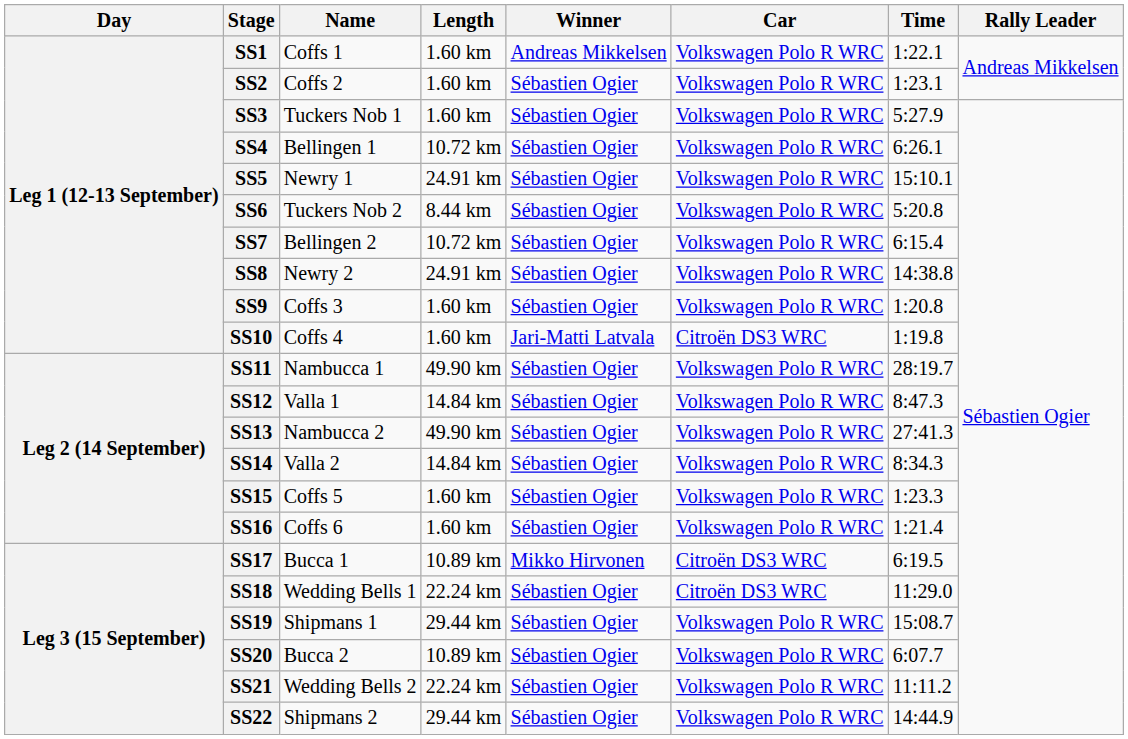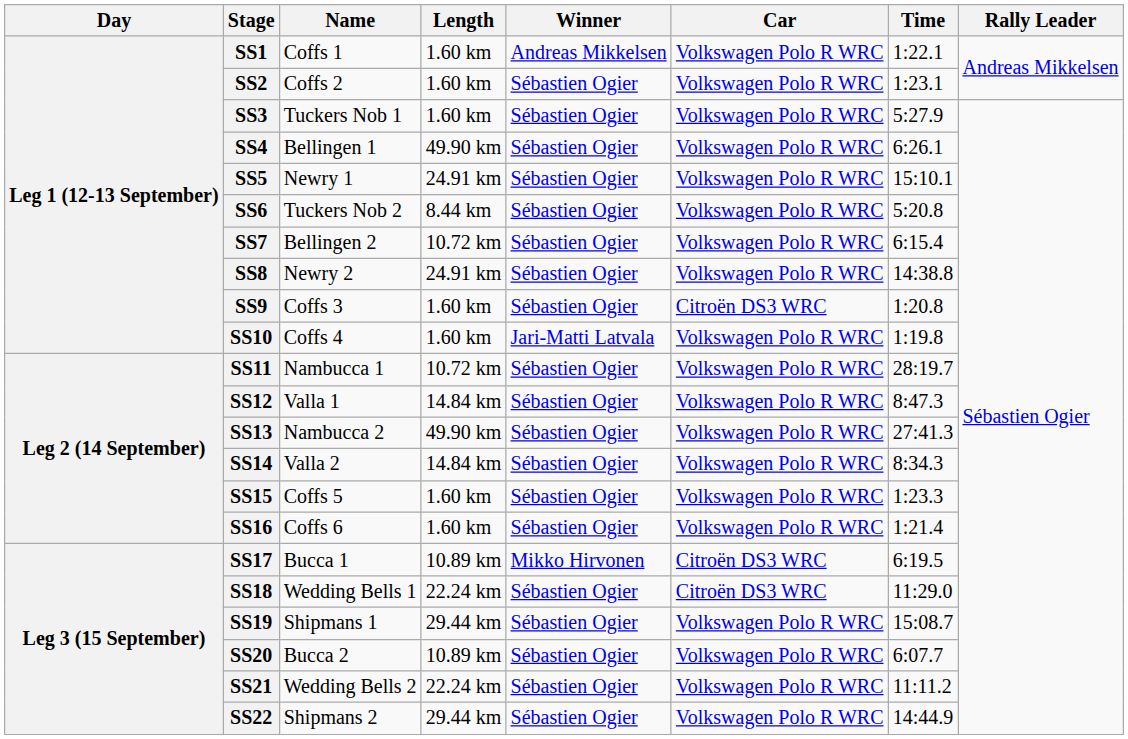(464, 147) 10.72 km -> (464, 147) 49.90 km
(780, 305) Volkswagen Polo R WRC -> (751, 305) Citroën DS3 WRC
(751, 337) Citroën DS3 WRC -> (780, 337) Volkswagen Polo R WRC
(464, 369) 49.90 km -> (464, 369) 10.72 km
